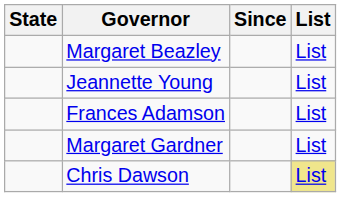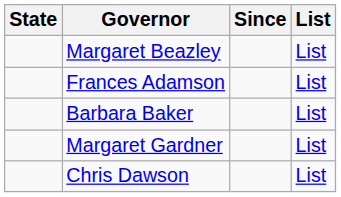- row: (140, 82)
+ row: (130, 113)
(311, 176) khaki background -> (311, 176) no background
